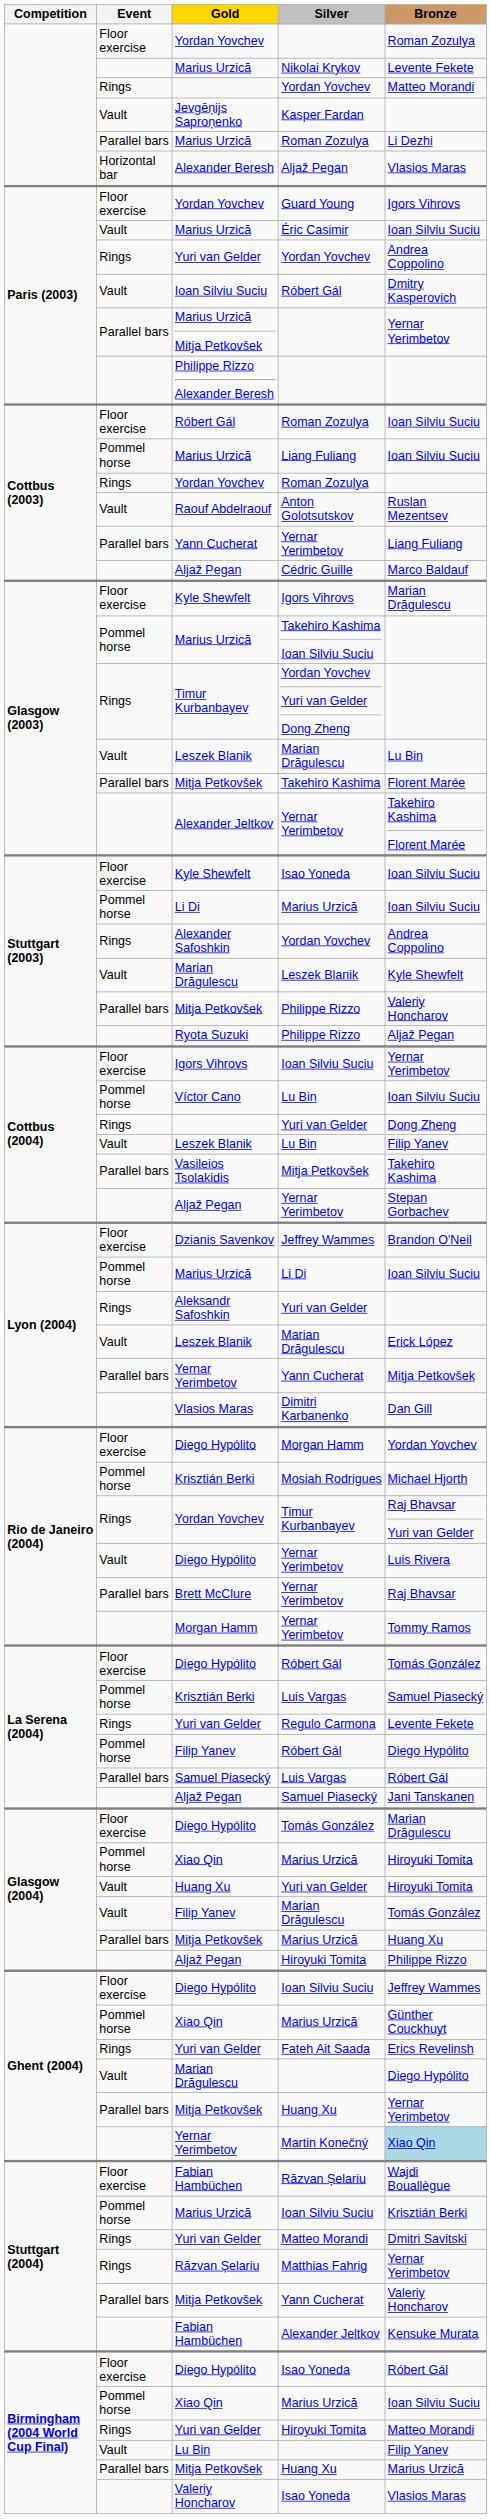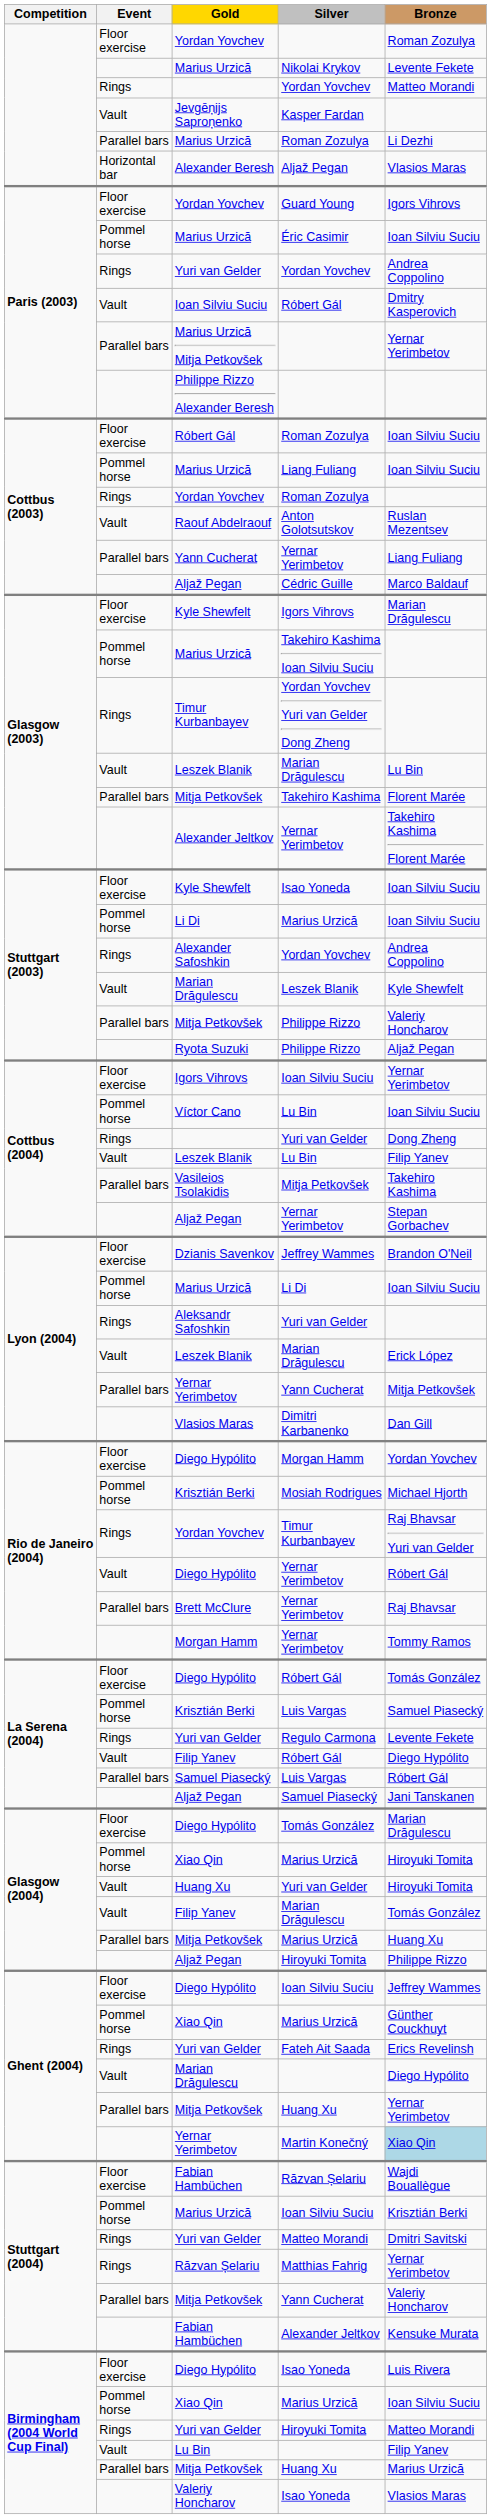(113, 230) Vault -> (122, 237) Pommel horse
(419, 1560) Luis Rivera -> (418, 1574) Róbert Gál
(122, 1751) Pommel horse -> (113, 1758) Vault
(418, 2369) Róbert Gál -> (419, 2369) Luis Rivera
